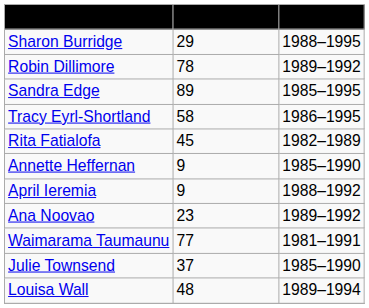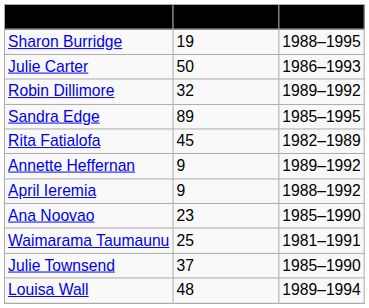(185, 41) 29 -> (185, 41) 19
+ row: (48, 66)
(185, 66) 78 -> (185, 91) 32
- row: (79, 116)
(322, 166) 1985–1990 -> (322, 166) 1989–1992
(322, 215) 1989–1992 -> (322, 215) 1985–1990
(185, 240) 77 -> (185, 240) 25
